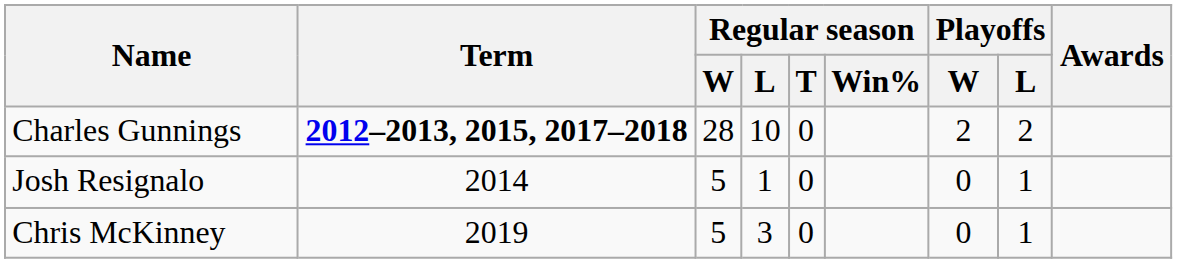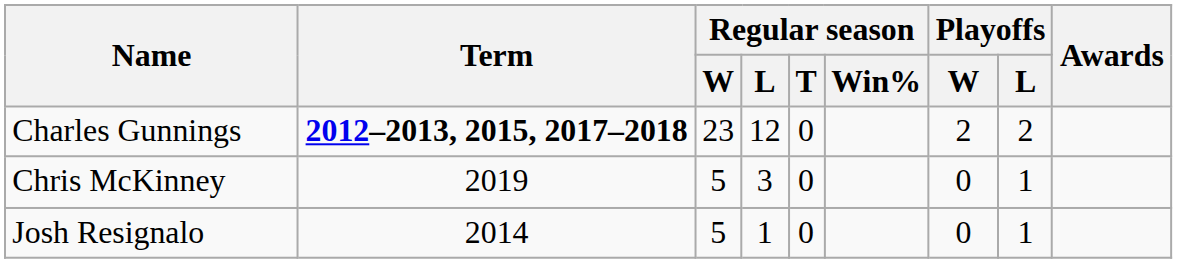(718, 130) 28 -> (718, 130) 23
(765, 130) 10 -> (765, 130) 12
rows swapped: (108, 181) <-> (119, 231)
